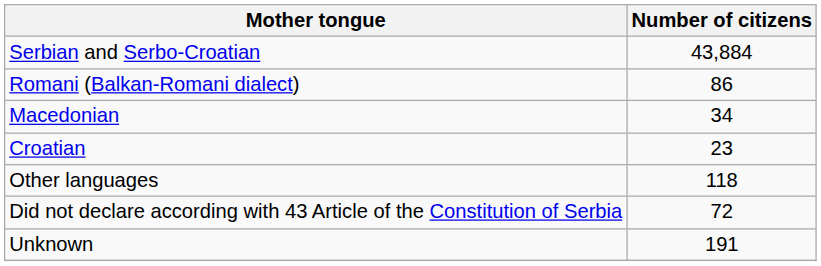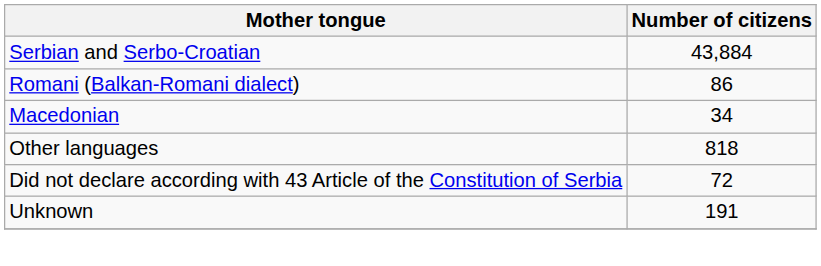- row: (47, 148)
(722, 180) 118 -> (722, 148) 818
